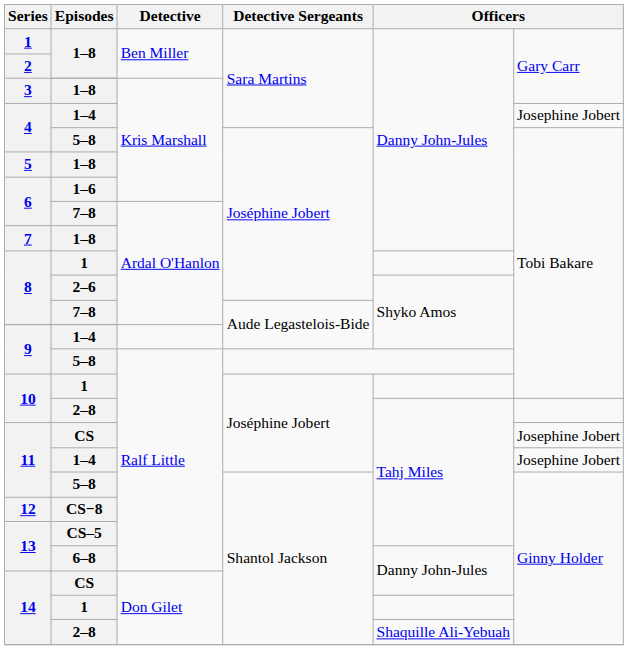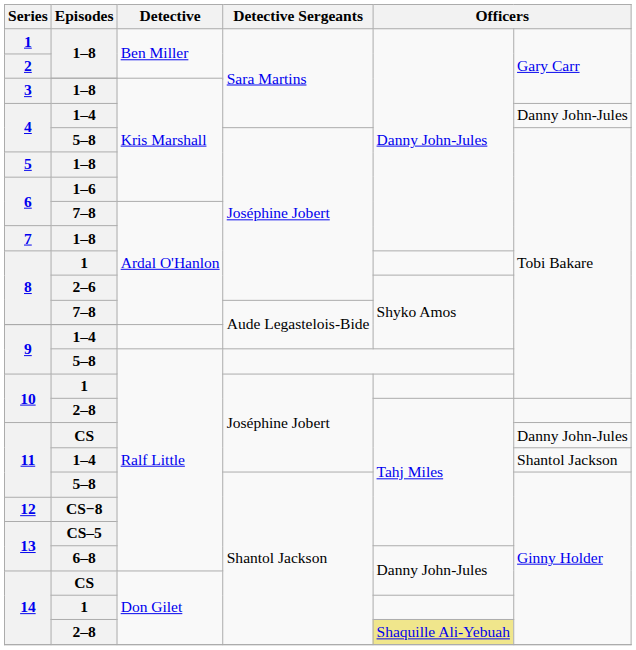(569, 115) Josephine Jobert -> (572, 115) Danny John-Jules
(569, 435) Josephine Jobert -> (572, 435) Danny John-Jules
(569, 459) Josephine Jobert -> (567, 459) Shantol Jackson
(443, 632) no background -> (443, 632) khaki background
